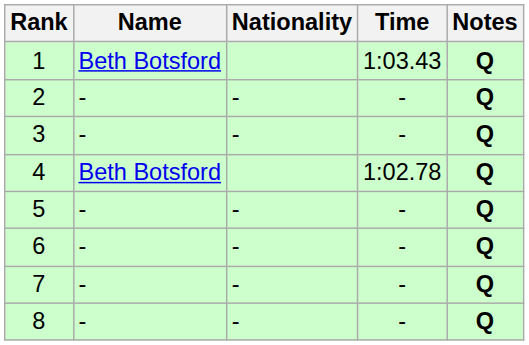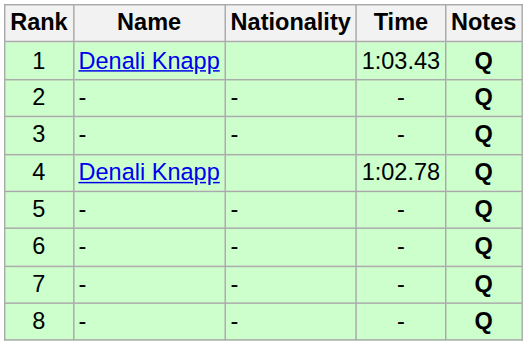(150, 60) Beth Botsford -> (149, 60) Denali Knapp
(150, 172) Beth Botsford -> (149, 172) Denali Knapp
